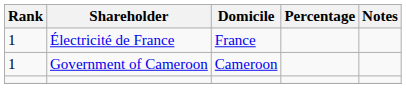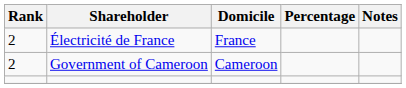(12, 40) 1 -> (12, 40) 2
(12, 64) 1 -> (12, 64) 2
